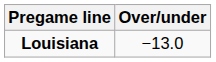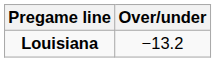(162, 43) −13.0 -> (162, 43) −13.2
